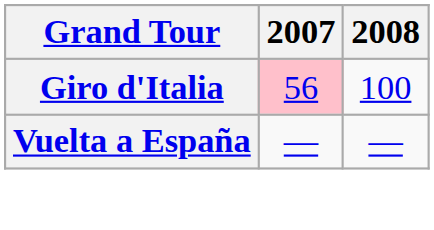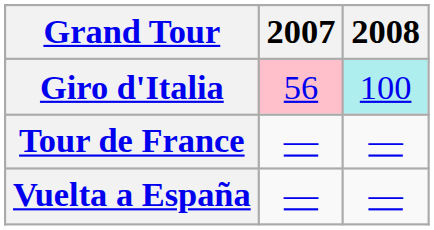(386, 86) no background -> (386, 86) paleturquoise background
+ row: (132, 140)
